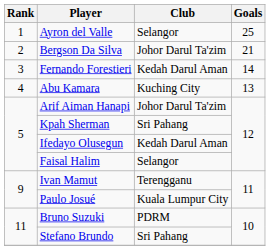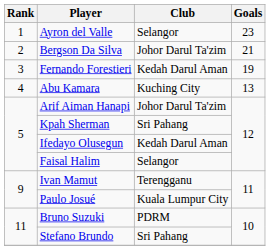(248, 32) 25 -> (248, 32) 23
(248, 69) 14 -> (248, 69) 19
